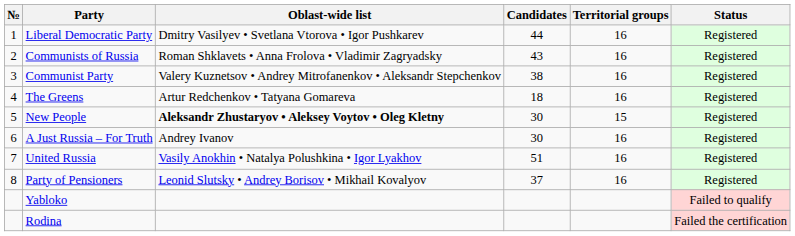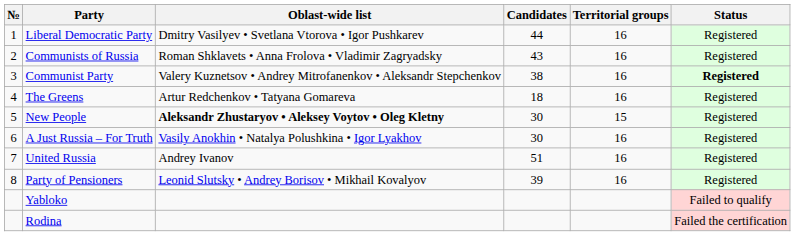(731, 76) normal -> (731, 76) bold
(196, 138) Andrey Ivanov -> (290, 138) Vasily Anokhin • Natalya Polushkina • Igor Lyakhov
(290, 158) Vasily Anokhin • Natalya Polushkina • Igor Lyakhov -> (196, 158) Andrey Ivanov
(537, 179) 37 -> (537, 179) 39
